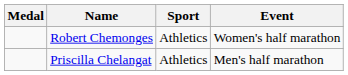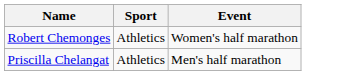- column: (26, 15)
